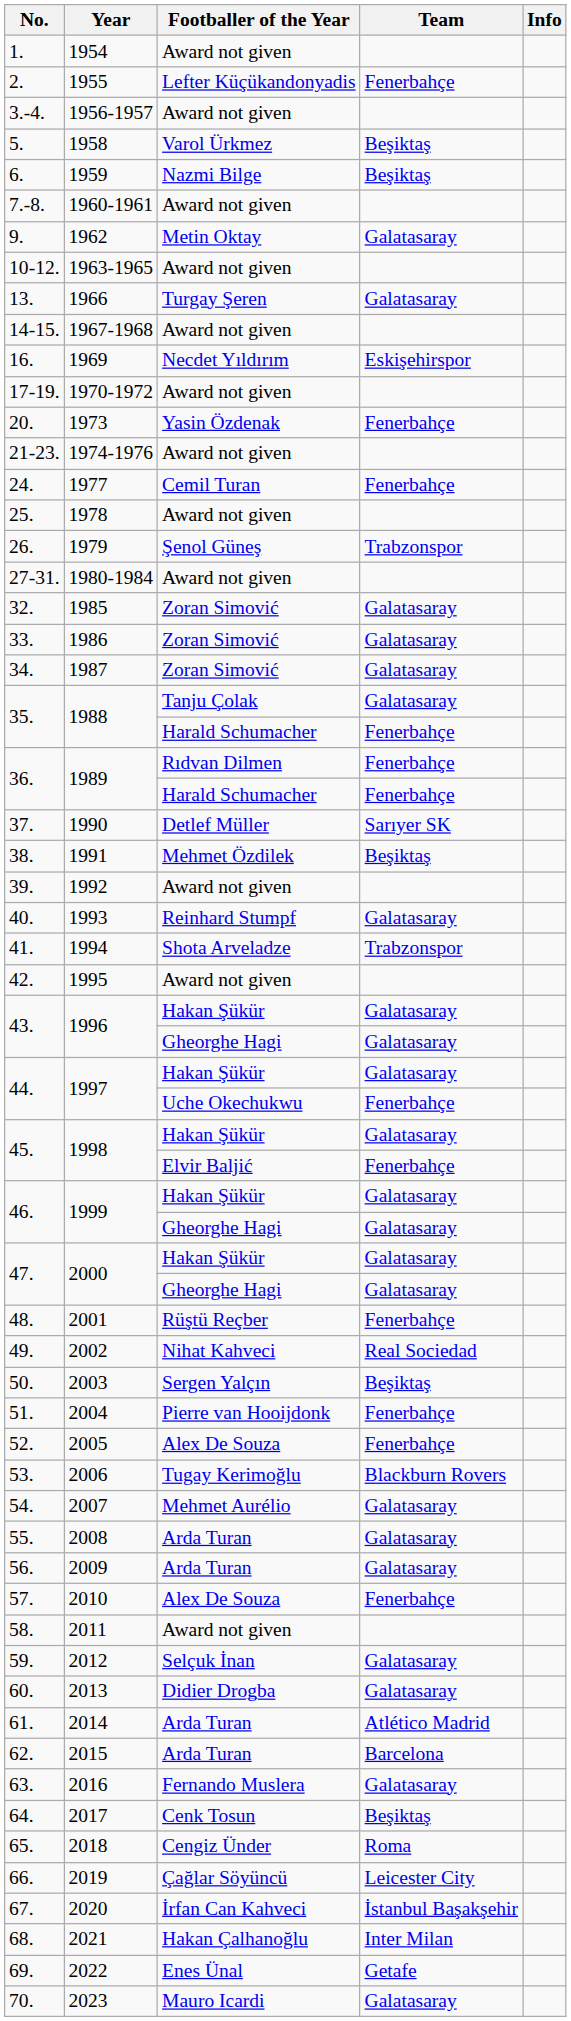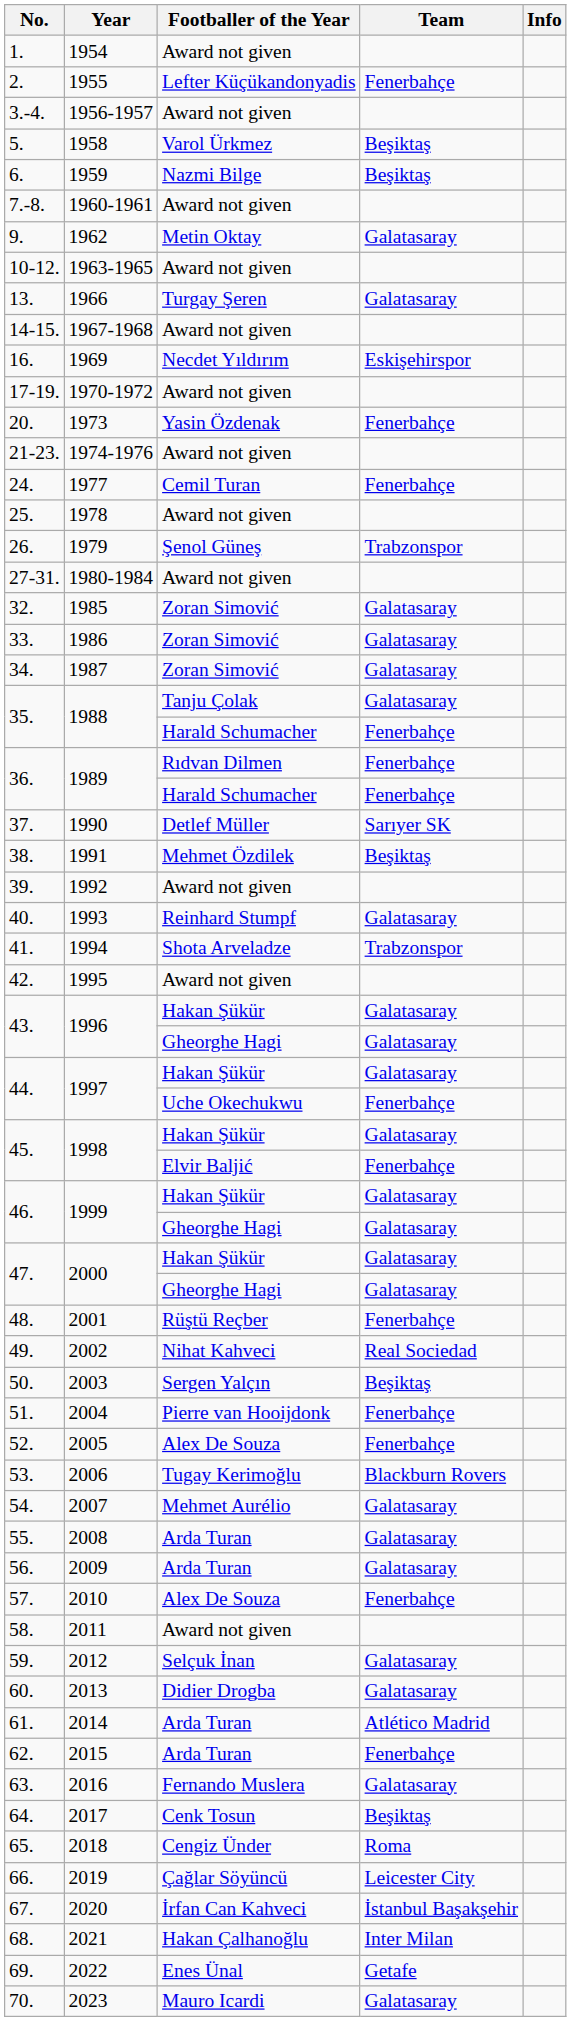(404, 1753) Barcelona -> (410, 1753) Fenerbahçe
